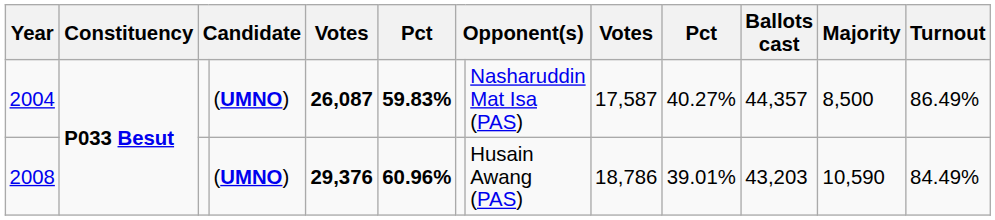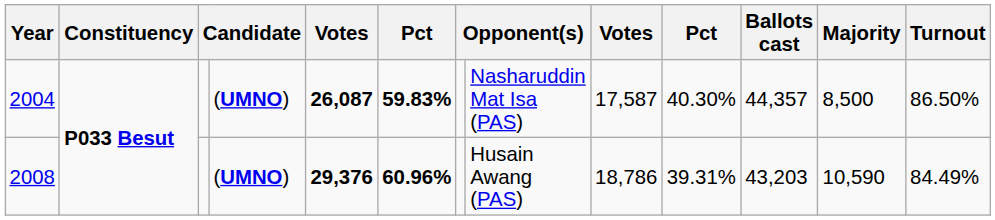(701, 99) 40.27% -> (701, 99) 40.30%
(945, 99) 86.49% -> (945, 99) 86.50%
(701, 176) 39.01% -> (701, 176) 39.31%
